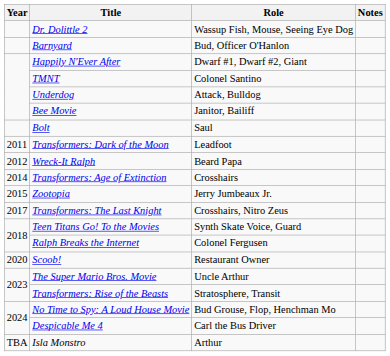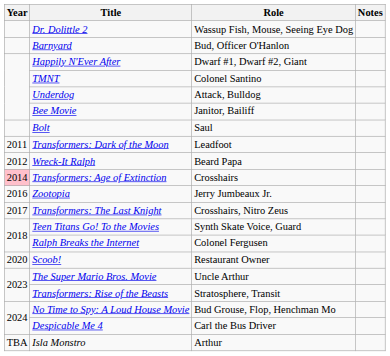(17, 177) no background -> (17, 177) pink background
(17, 194) 2015 -> (17, 194) 2016
